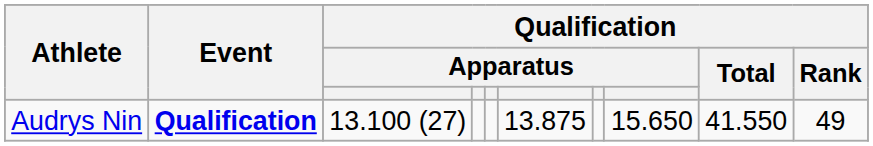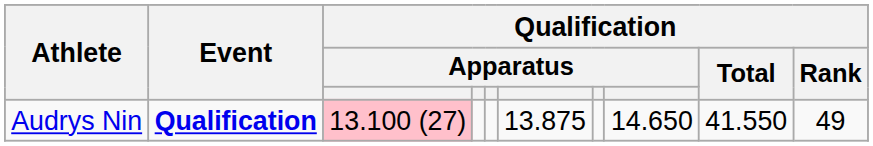(398, 121) no background -> (398, 121) pink background
(652, 121) 15.650 -> (652, 121) 14.650
